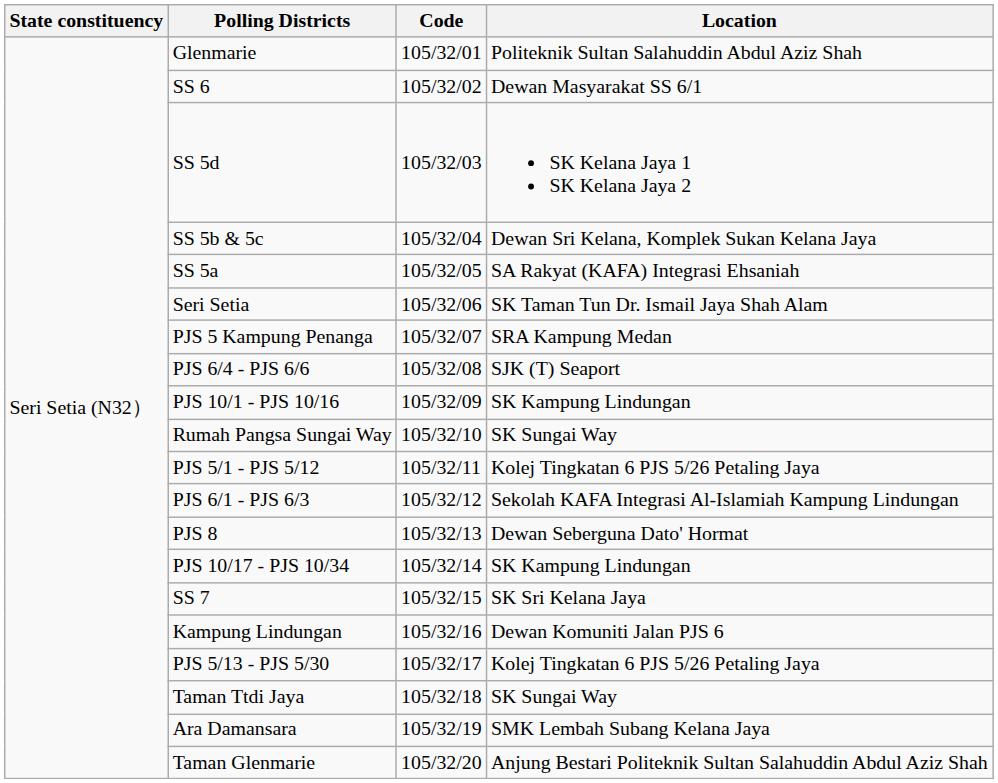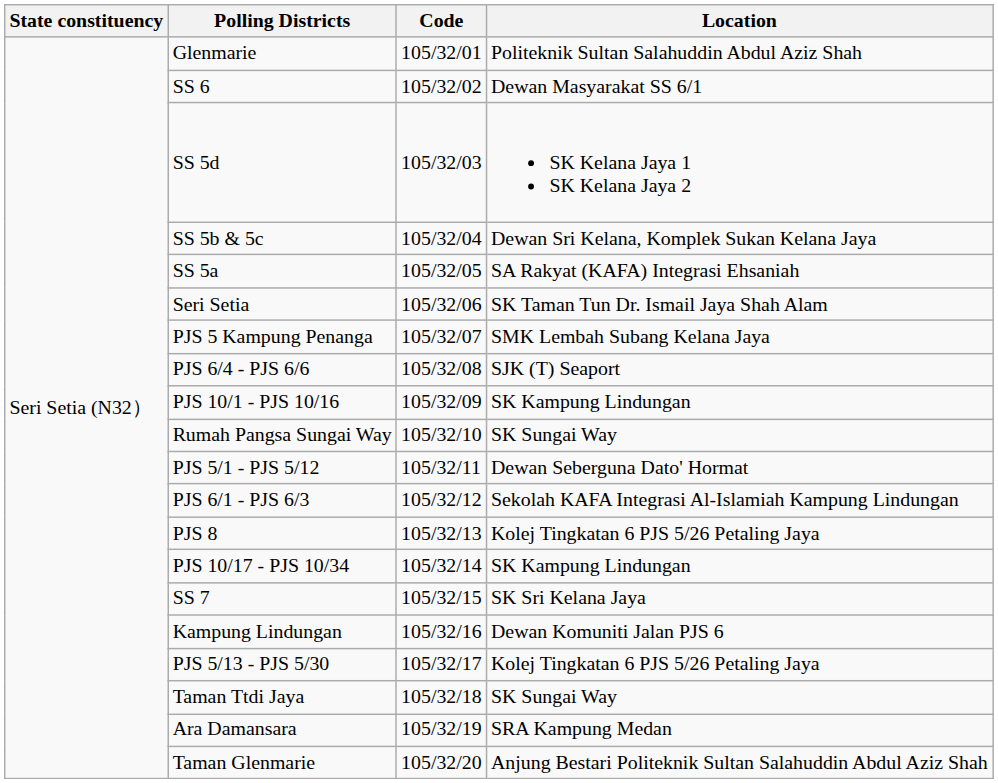(581, 336) SRA Kampung Medan -> (630, 336) SMK Lembah Subang Kelana Jaya
(655, 467) Kolej Tingkatan 6 PJS 5/26 Petaling Jaya -> (620, 467) Dewan Seberguna Dato' Hormat
(620, 532) Dewan Seberguna Dato' Hormat -> (655, 532) Kolej Tingkatan 6 PJS 5/26 Petaling Jaya
(630, 729) SMK Lembah Subang Kelana Jaya -> (581, 729) SRA Kampung Medan
